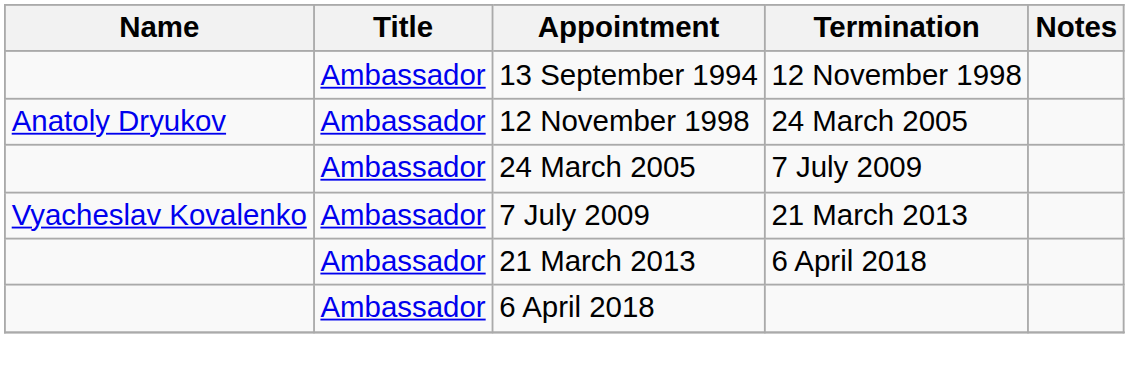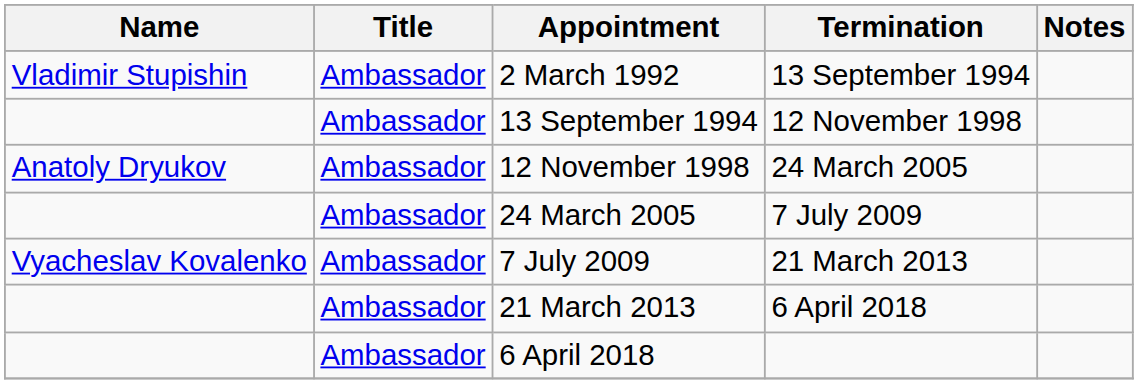+ row: (589, 74)
